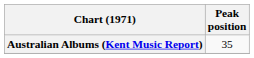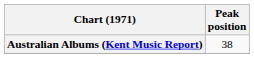(227, 44) 35 -> (227, 44) 38
